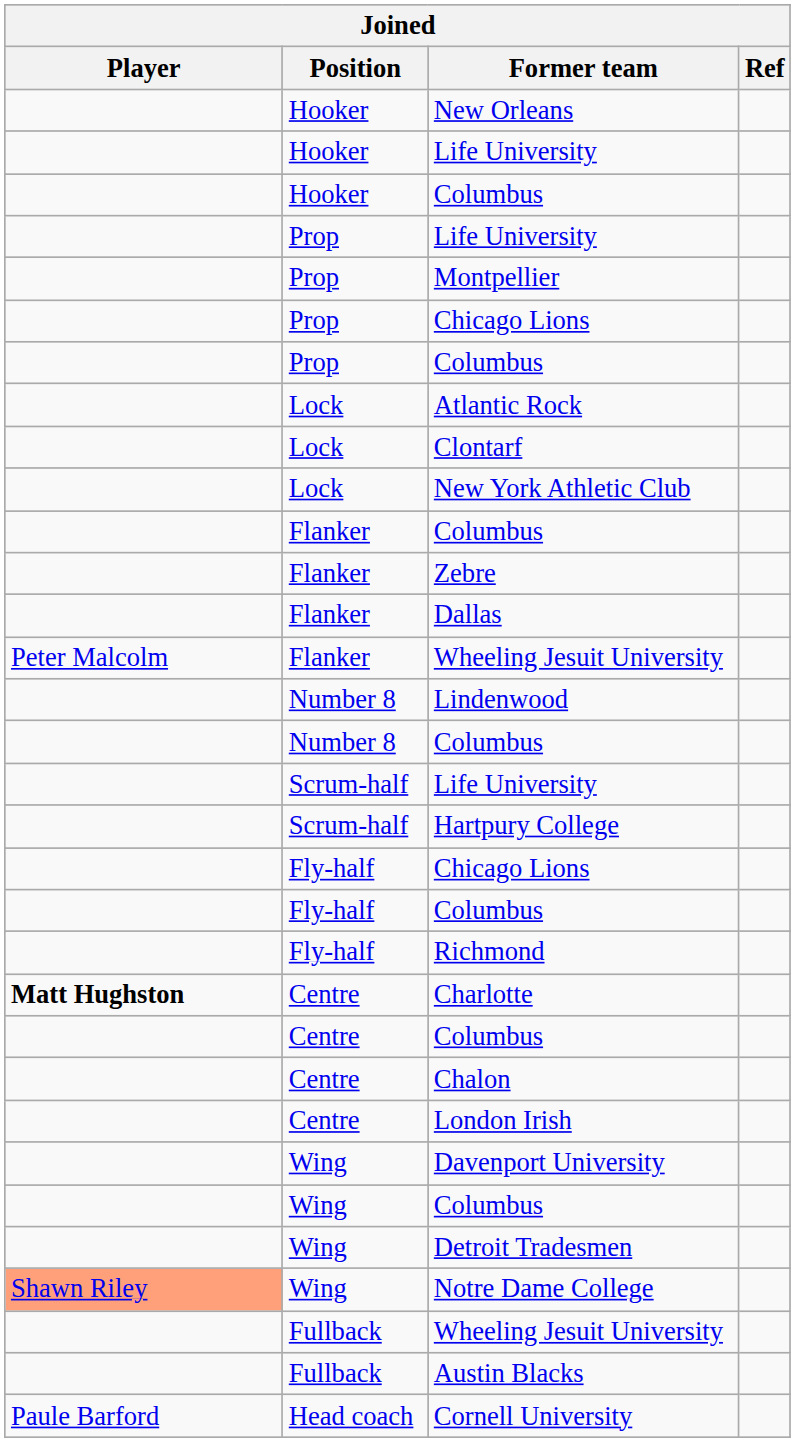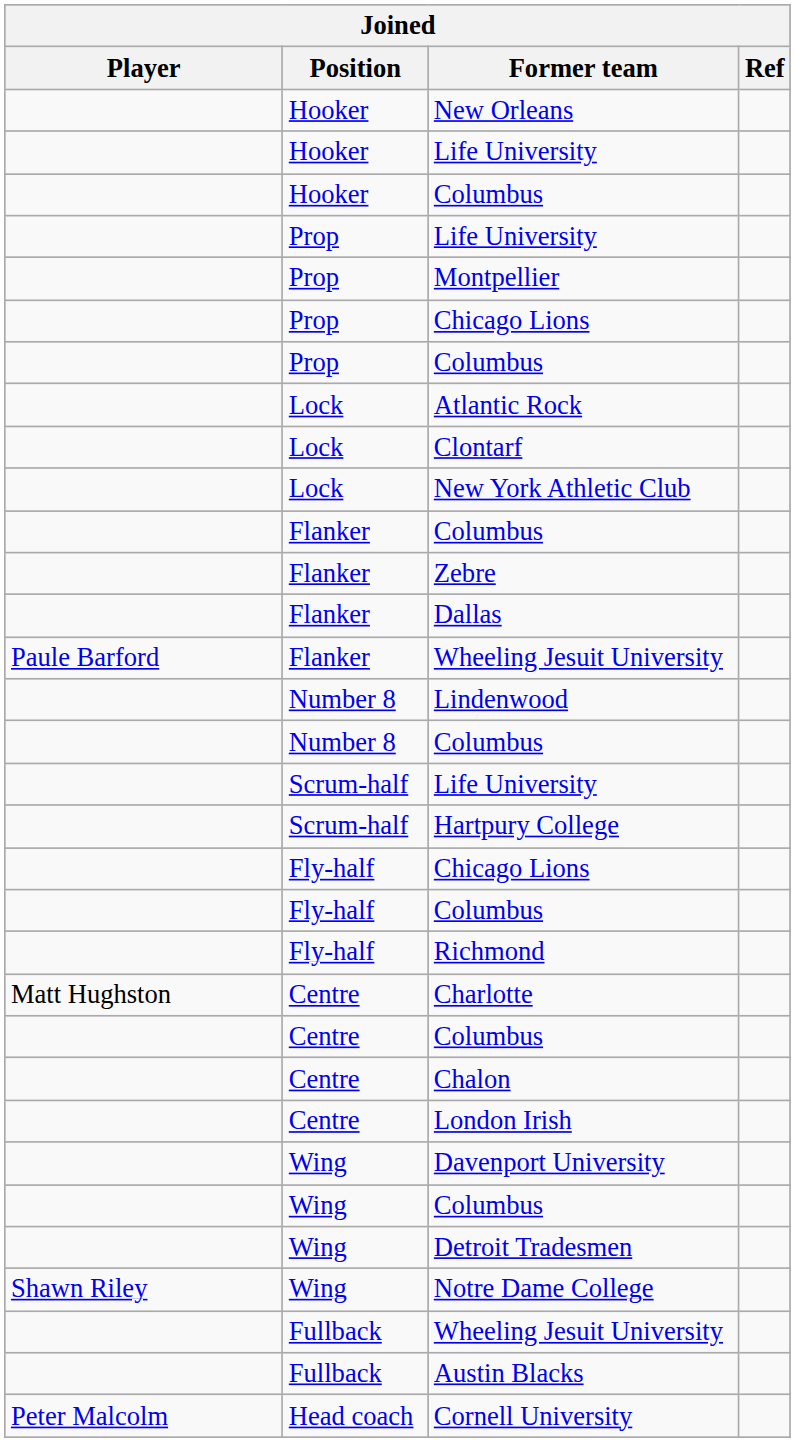(90, 657) Peter Malcolm -> (85, 657) Paule Barford
(98, 994) bold -> (91, 994) normal
(79, 1289) lightsalmon background -> (79, 1289) no background
(85, 1415) Paule Barford -> (90, 1415) Peter Malcolm
